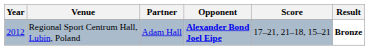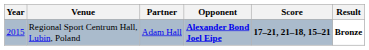(16, 32) 2012 -> (16, 32) 2015
(292, 32) normal -> (292, 32) bold
